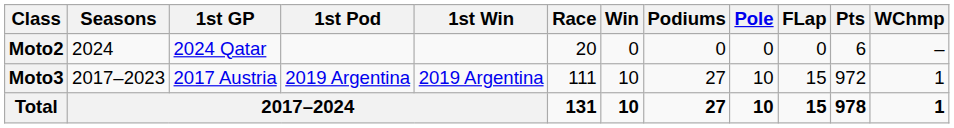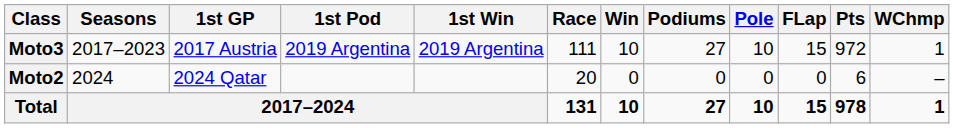rows swapped: (36, 78) <-> (36, 48)
